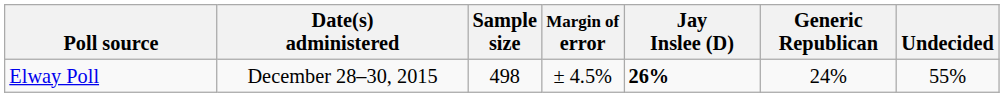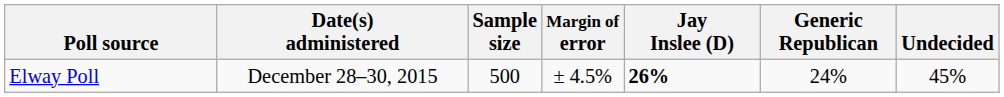(505, 75) 498 -> (505, 75) 500
(948, 75) 55% -> (948, 75) 45%
